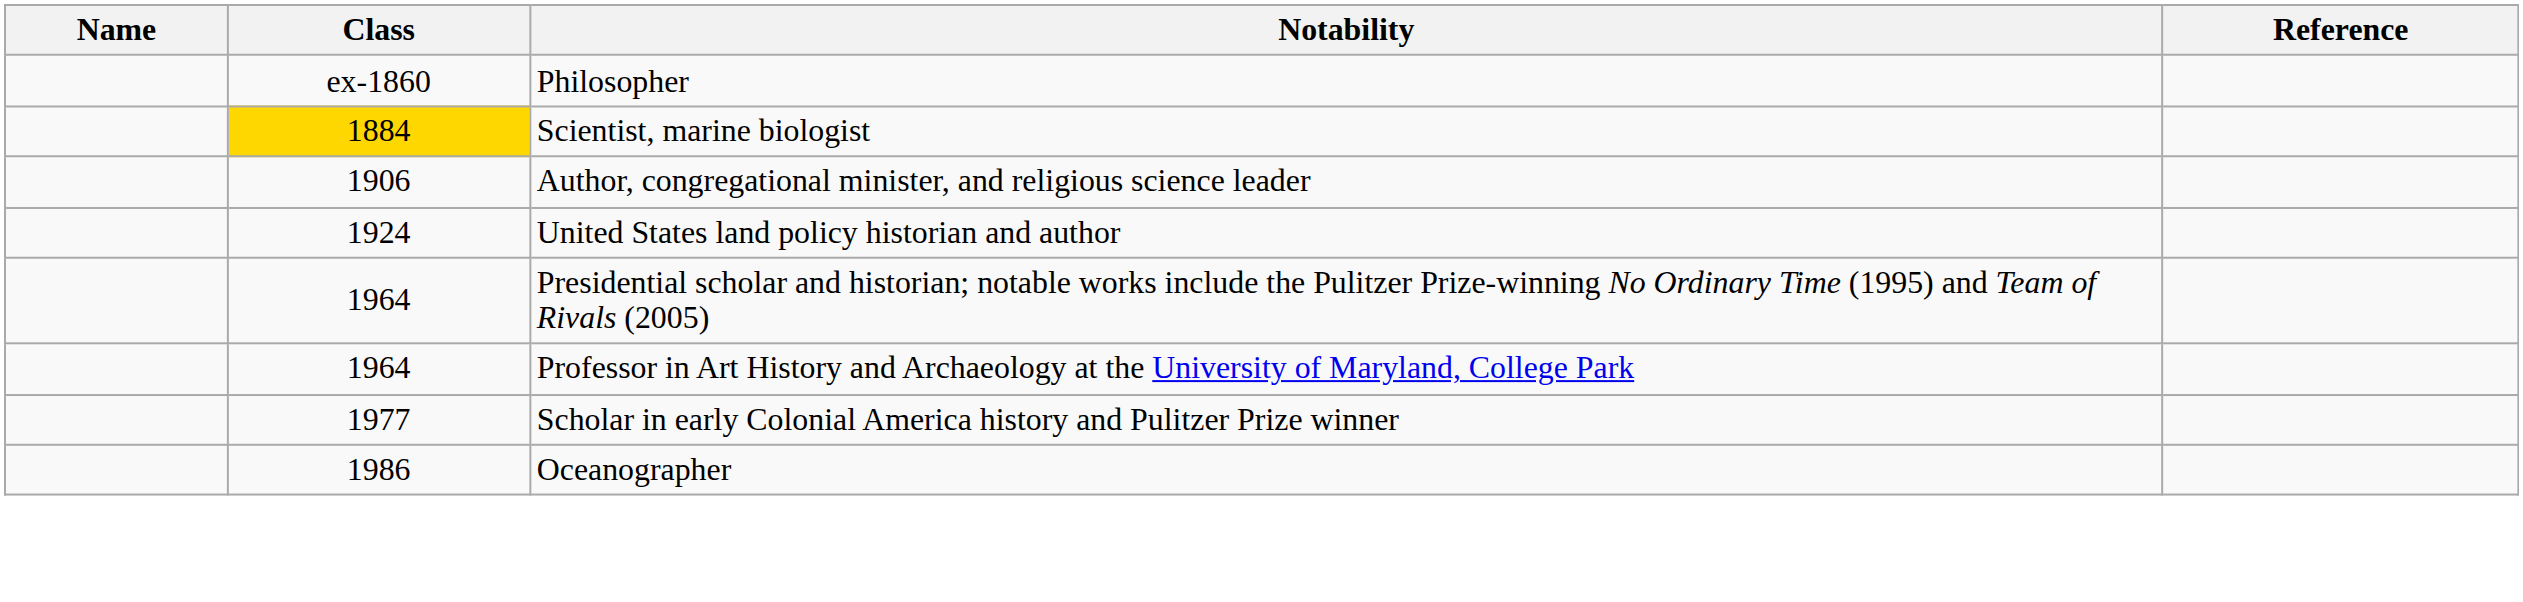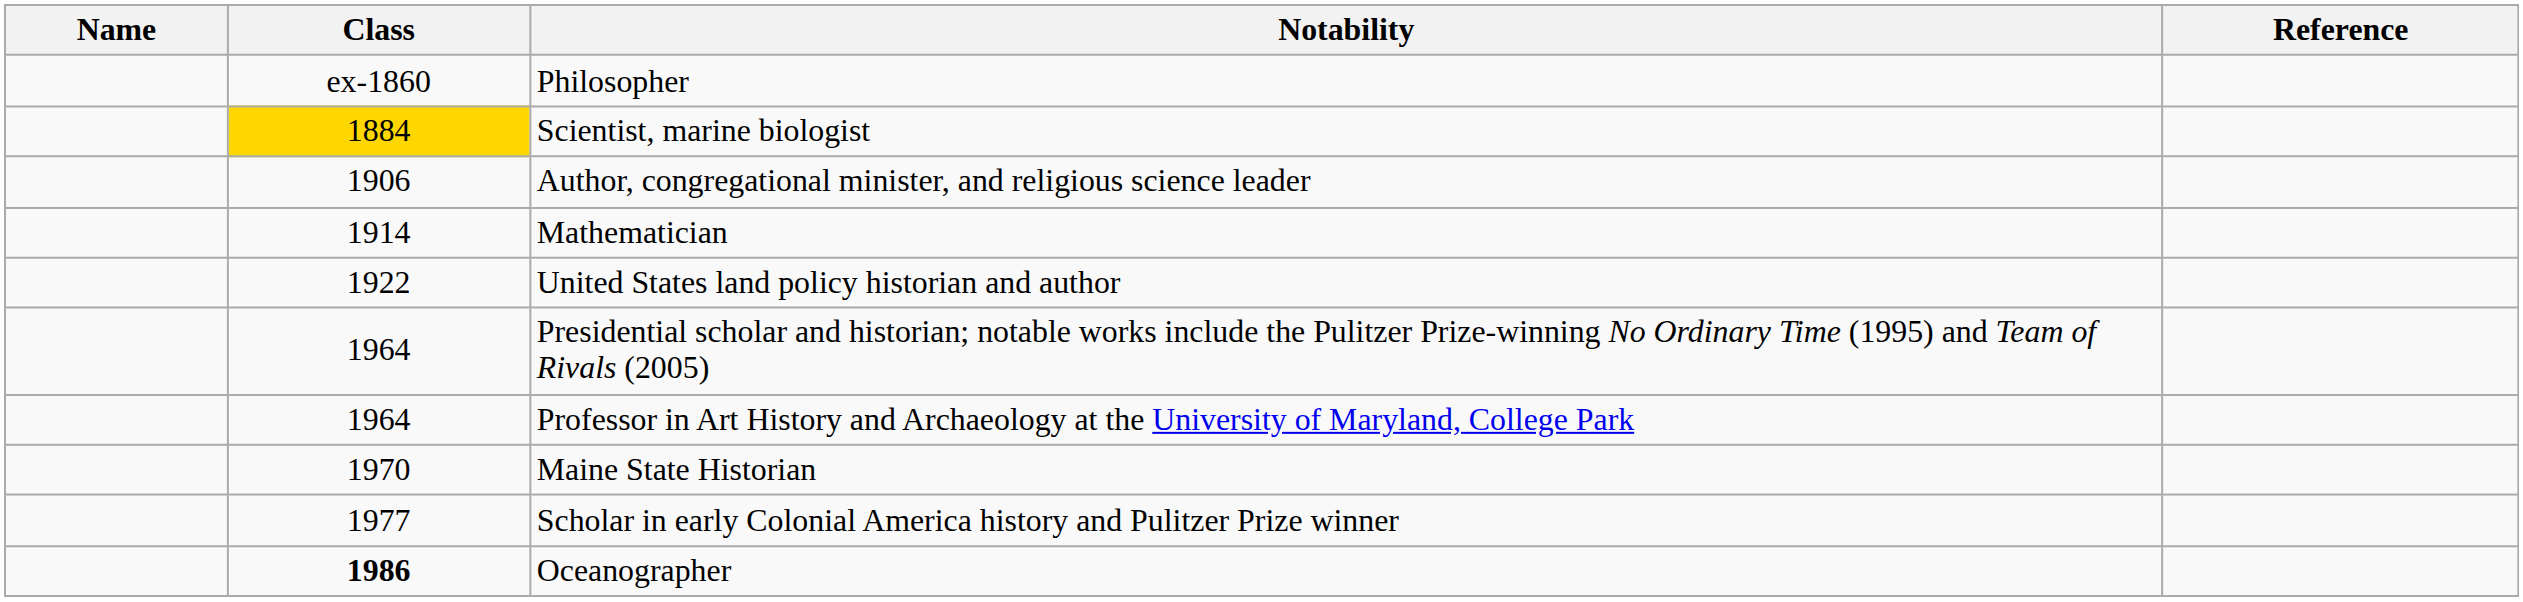+ row: (632, 231)
(379, 231) 1924 -> (379, 282) 1922
+ row: (677, 469)
(379, 469) normal -> (379, 570) bold
